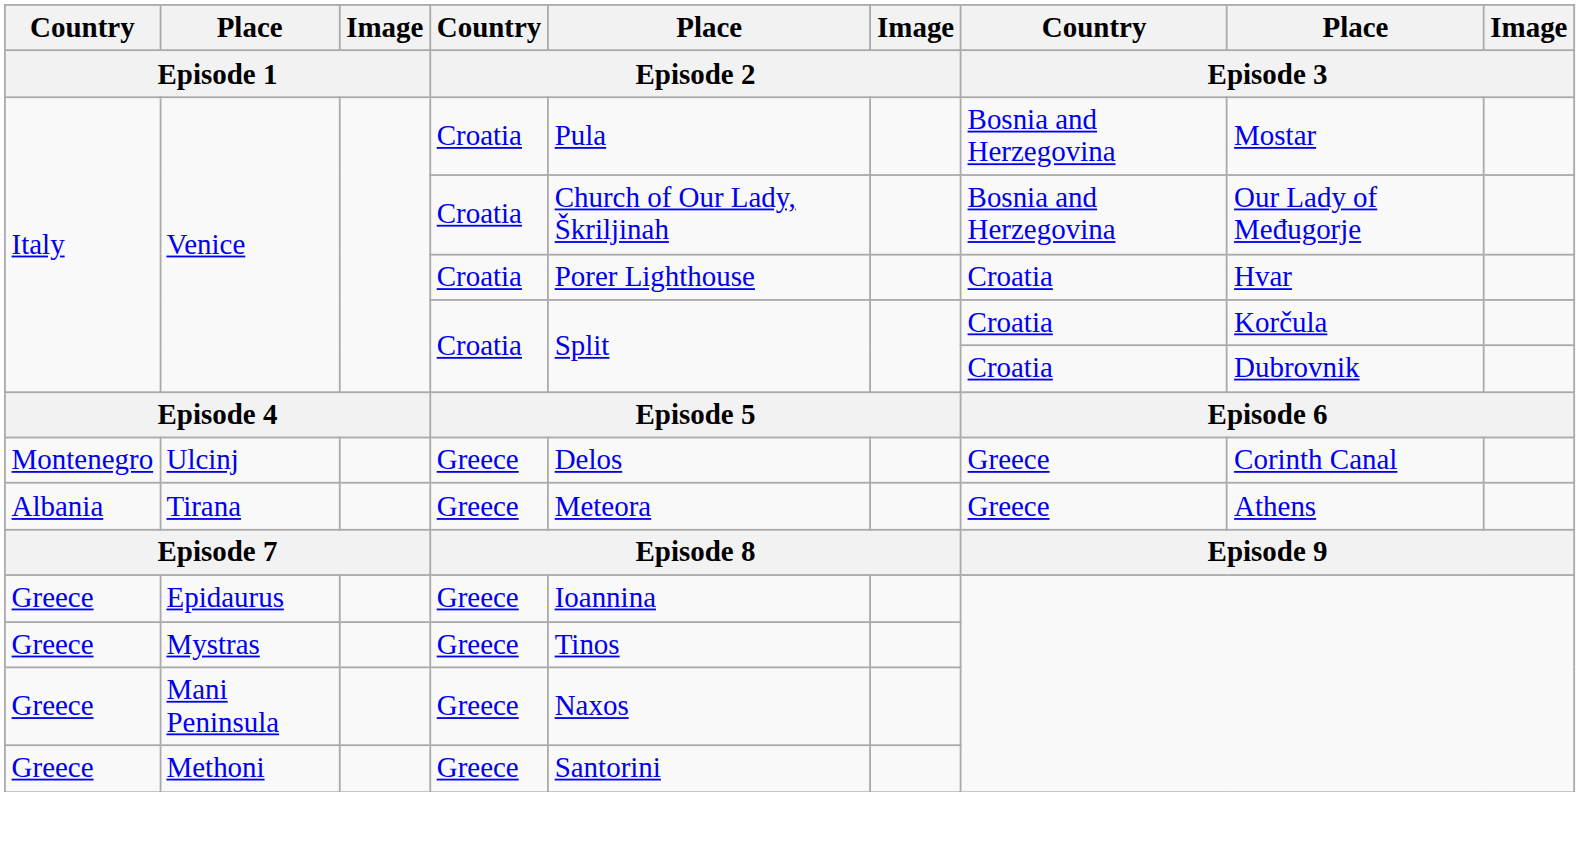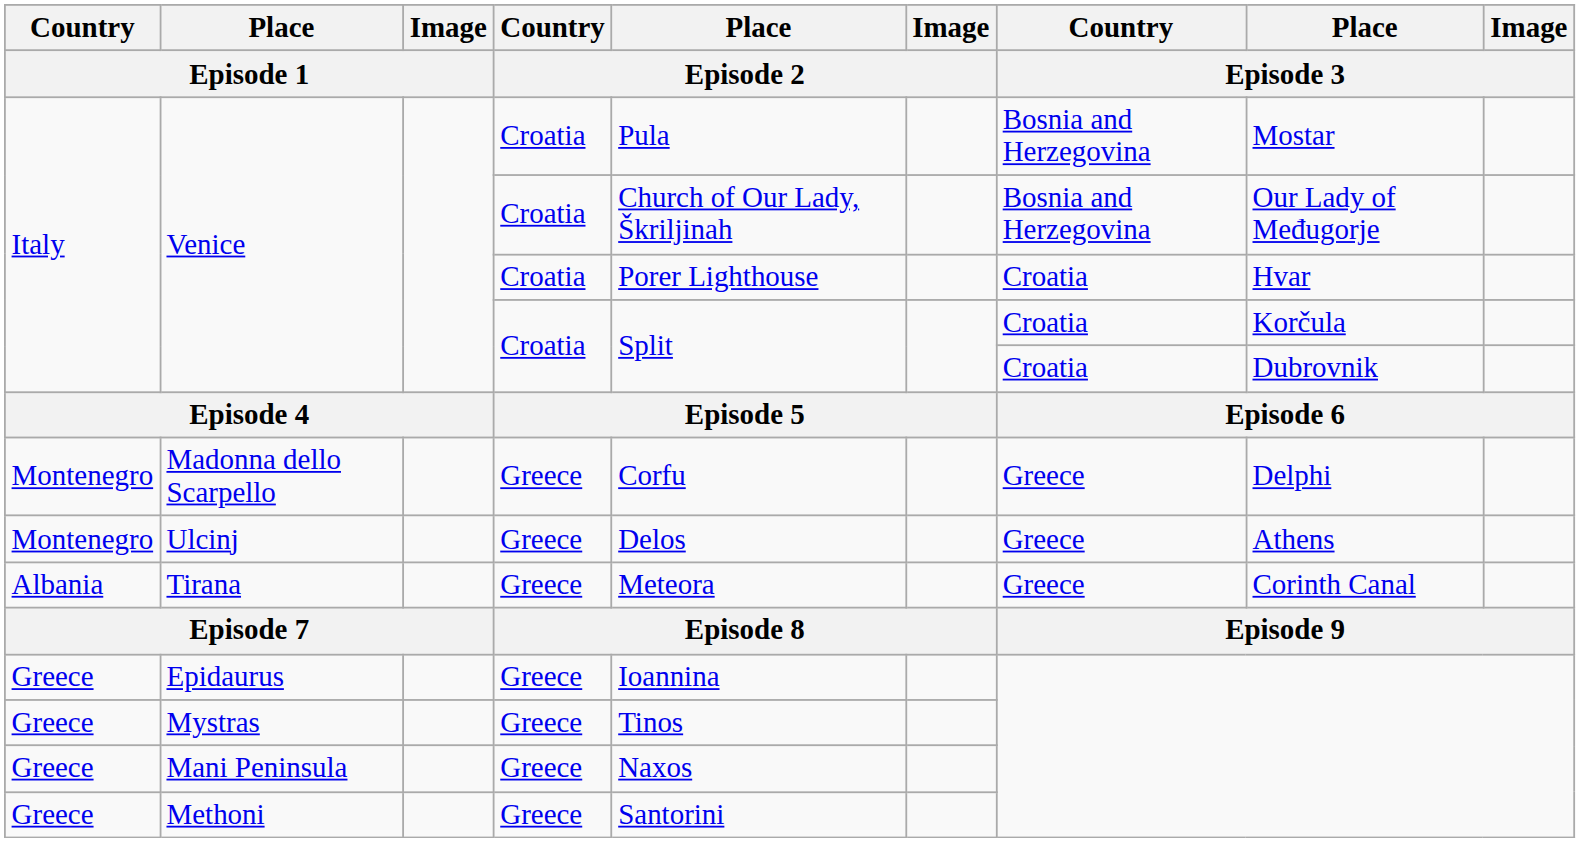+ row: (82, 476)
(1316, 460) Corinth Canal -> (1294, 538) Athens
(1275, 505) Athens -> (1334, 584) Corinth Canal
